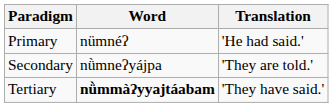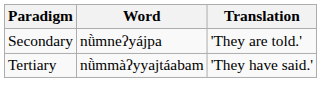- row: (33, 41)
(147, 89) bold -> (142, 65) normal
